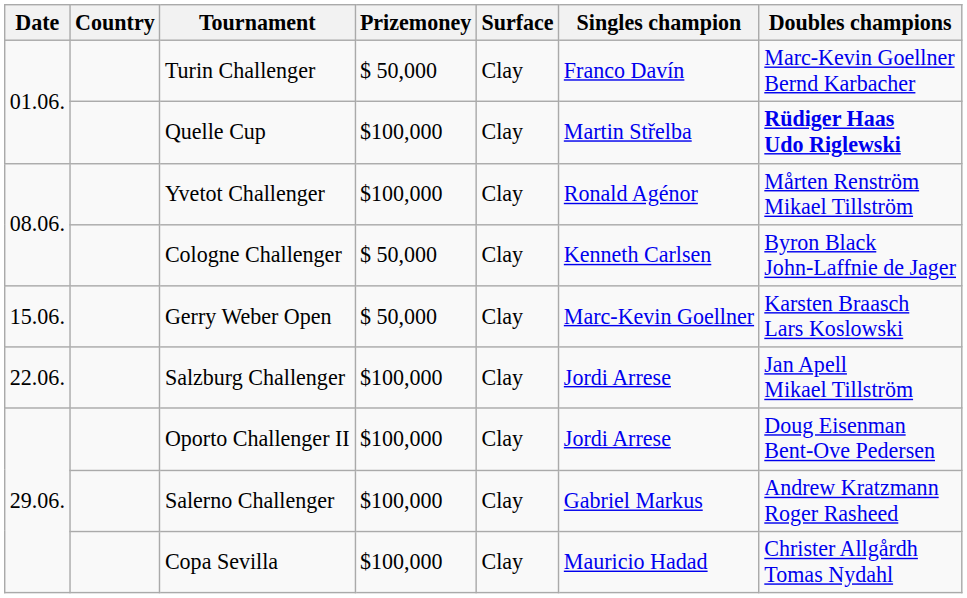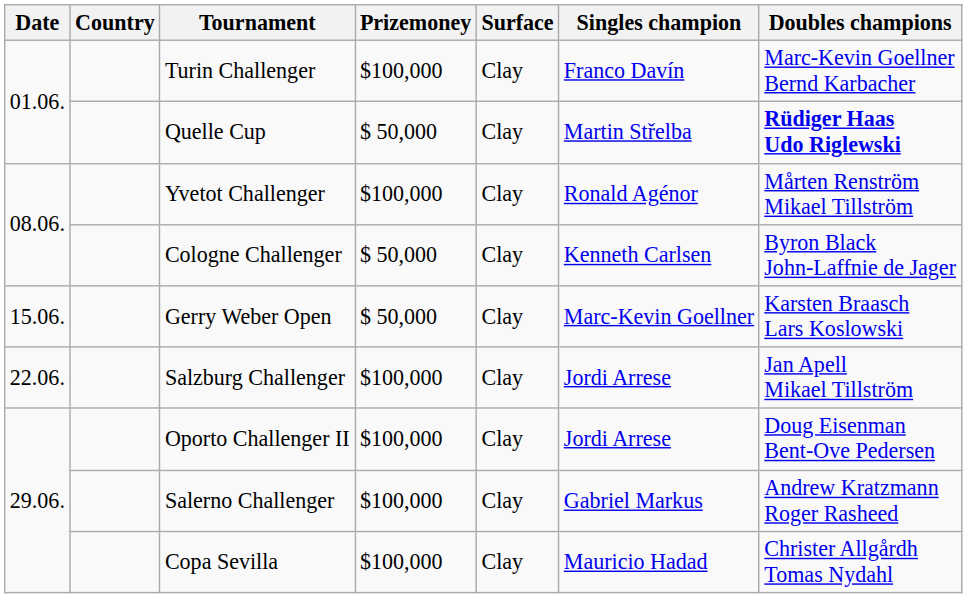(398, 70) $ 50,000 -> (401, 70) $100,000
(401, 131) $100,000 -> (398, 131) $ 50,000
